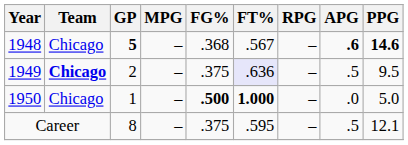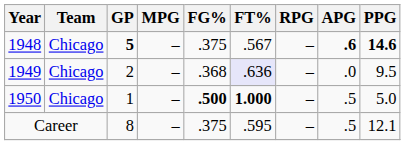(215, 45) .368 -> (212, 45) .375
(77, 72) bold -> (76, 72) normal
(215, 72) .375 -> (212, 72) .368
(353, 72) .5 -> (350, 72) .0
(353, 99) .0 -> (350, 99) .5
